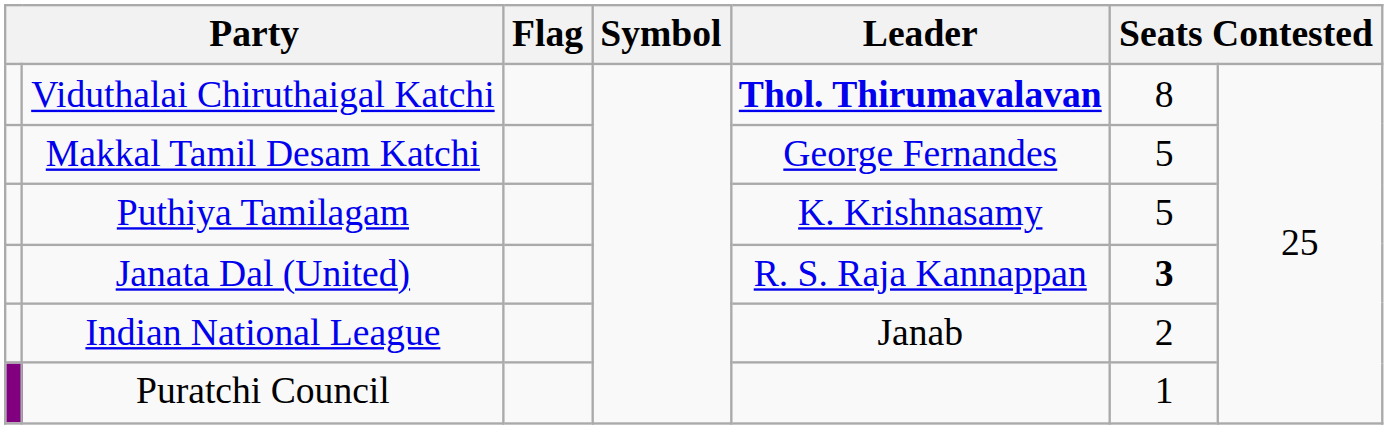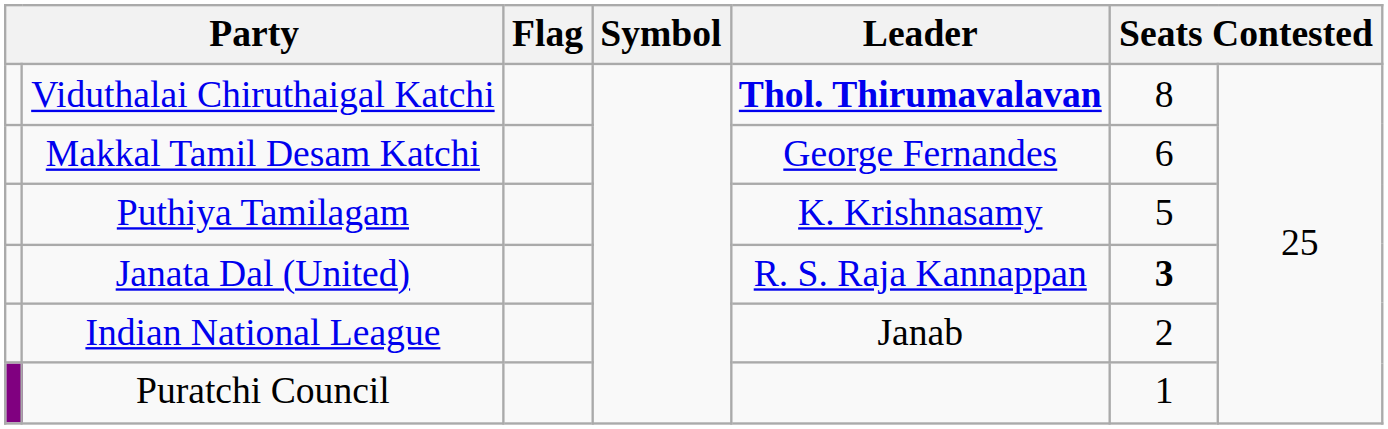(1164, 153) 5 -> (1164, 153) 6
